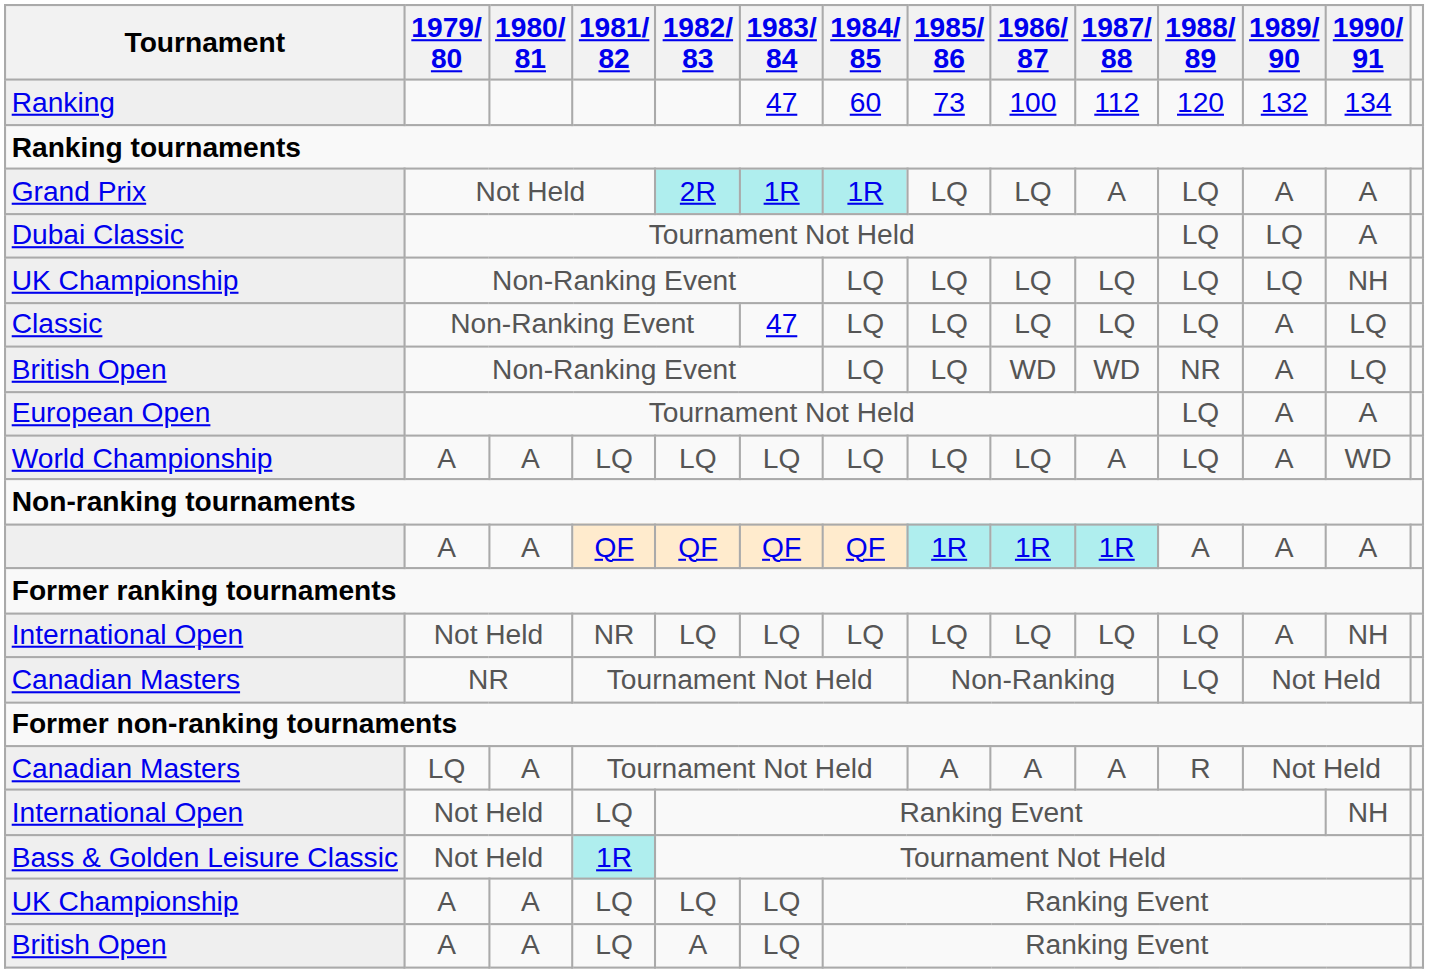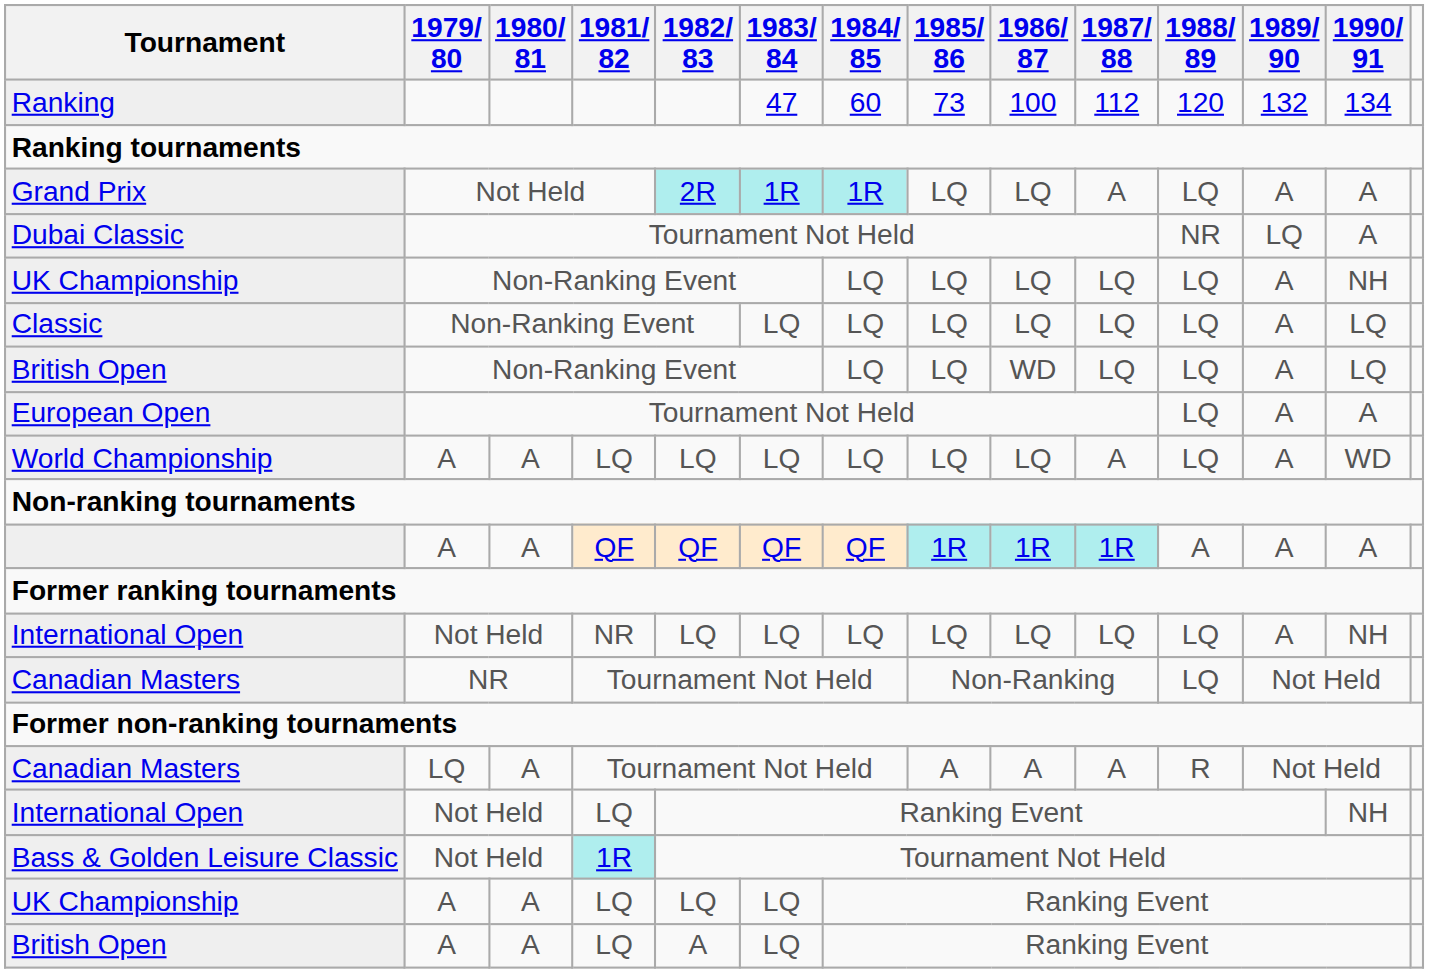(1200, 235) LQ -> (1200, 235) NR
(1284, 280) LQ -> (1284, 280) A
(782, 324) 47 -> (782, 324) LQ
(1117, 368) WD -> (1117, 368) LQ
(1200, 368) NR -> (1200, 368) LQ
